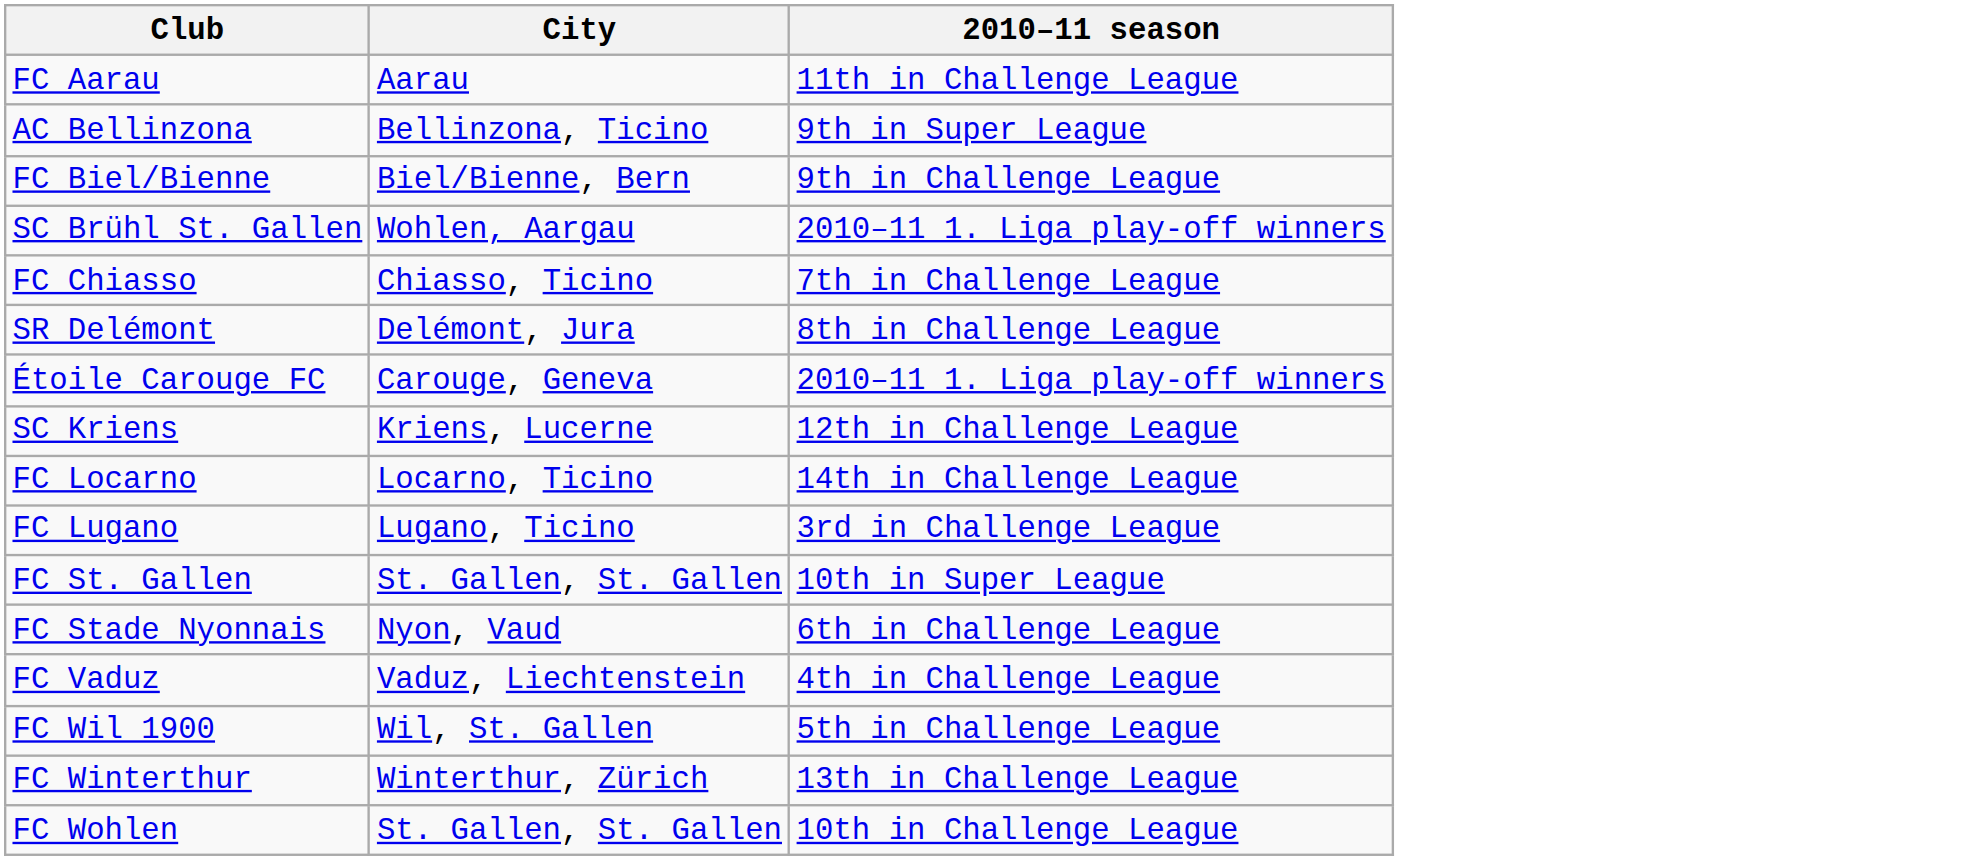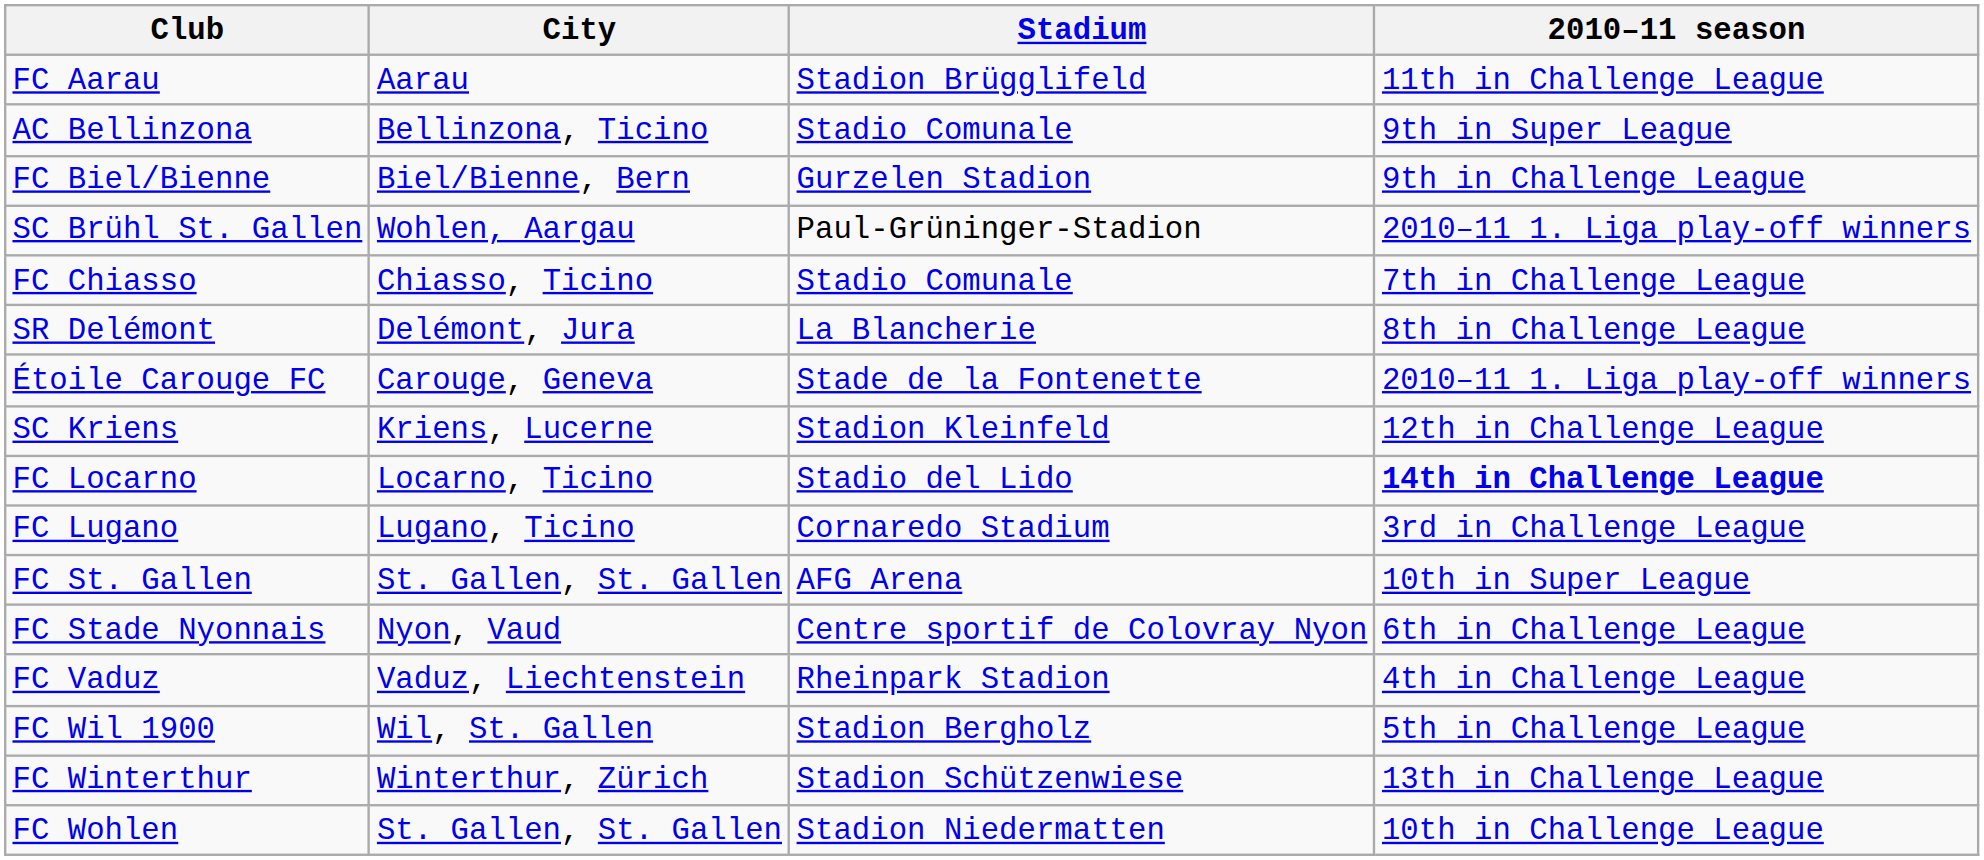+ column: (1082, 30)
(1018, 480) normal -> (1603, 480) bold
